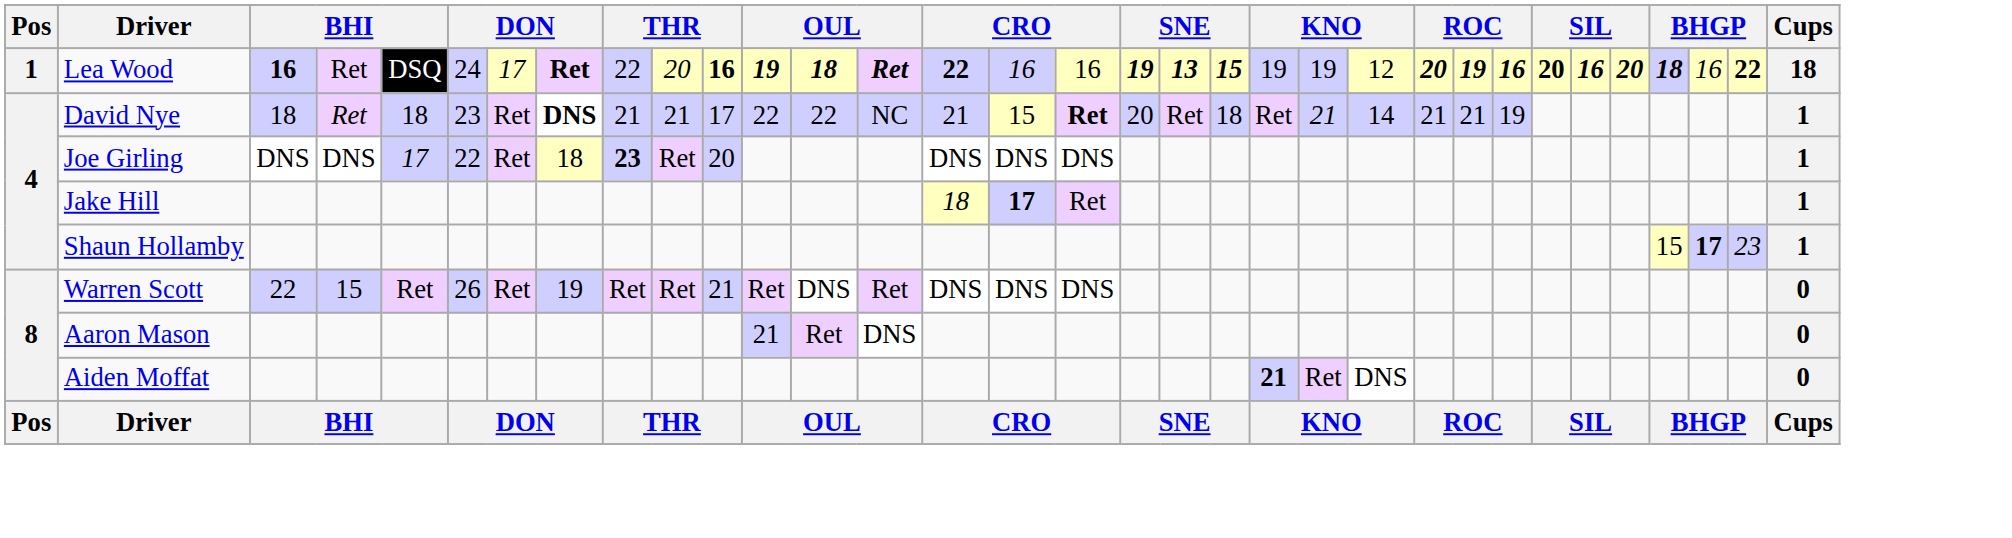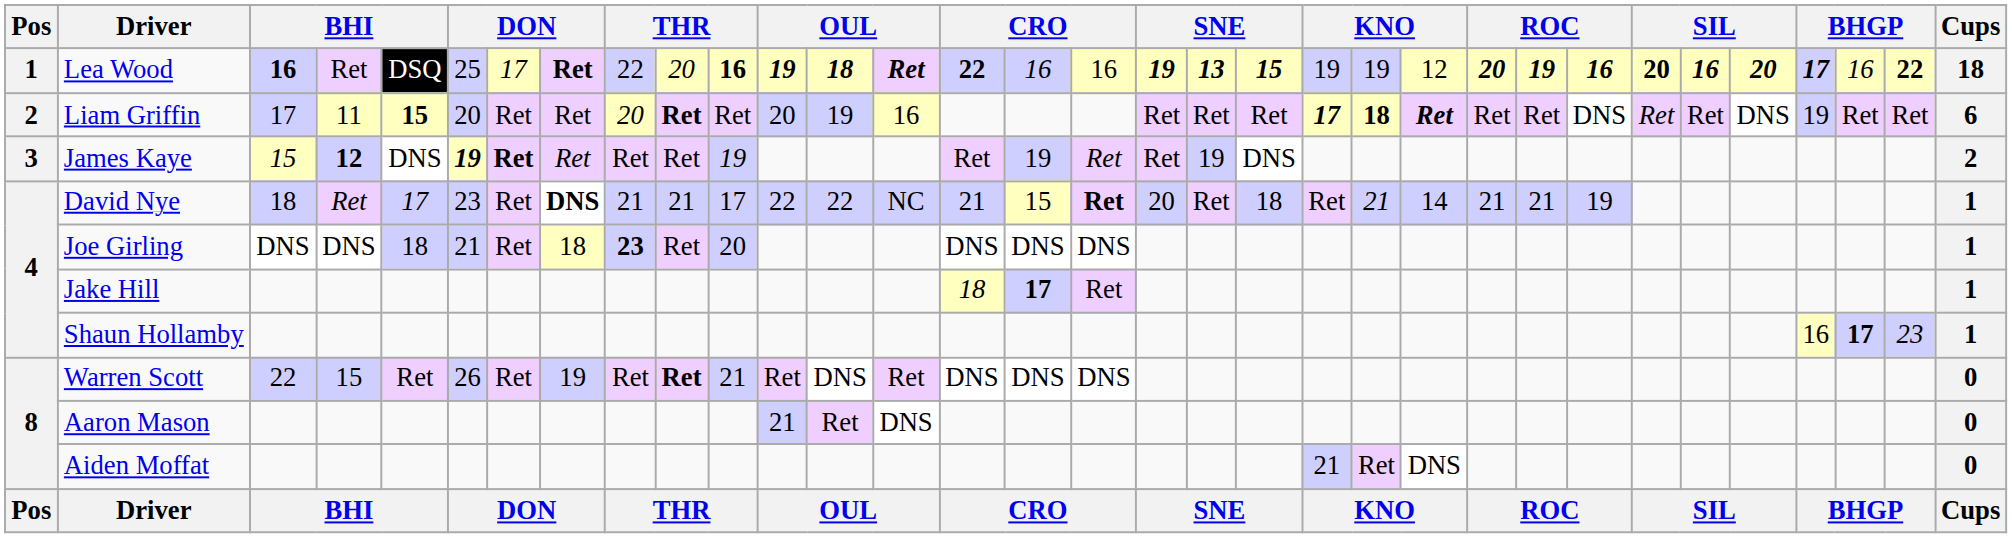(467, 70) 24 -> (467, 70) 25
(1669, 70) 18 -> (1816, 70) 17
+ row: (132, 114)
+ row: (128, 158)
(415, 114) 18 -> (415, 201) 17
(415, 158) 17 -> (415, 245) 18
(467, 158) 22 -> (467, 245) 21
(1669, 245) 15 -> (1816, 333) 16
(677, 289) normal -> (682, 377) bold
(1274, 377) bold -> (1327, 465) normal
